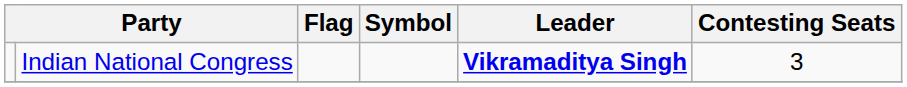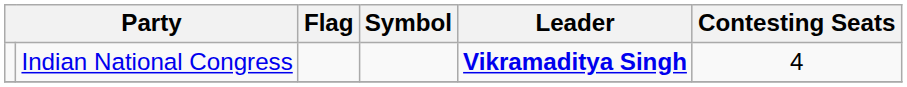(797, 61) 3 -> (797, 61) 4
